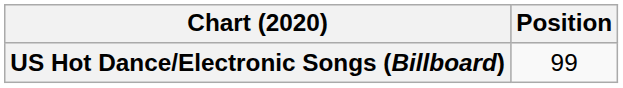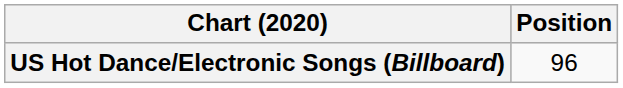(564, 62) 99 -> (564, 62) 96
